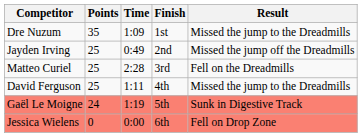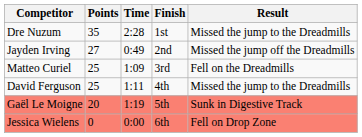(134, 31) 1:09 -> (134, 31) 2:28
(94, 50) 25 -> (94, 50) 27
(134, 68) 2:28 -> (134, 68) 1:09
(94, 104) 24 -> (94, 104) 20
